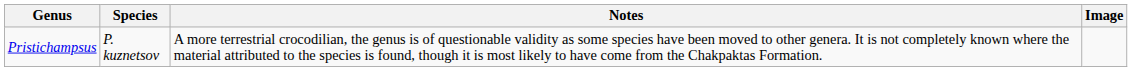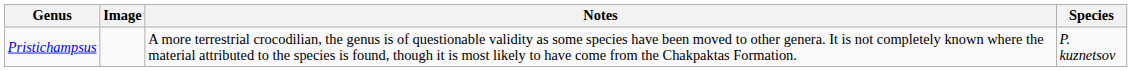columns swapped: (135, 15) <-> (1104, 15)
